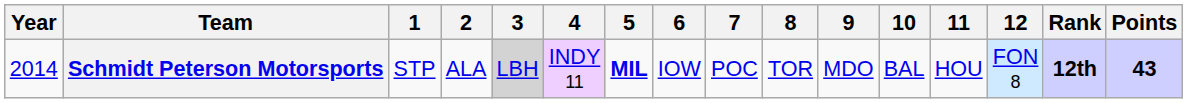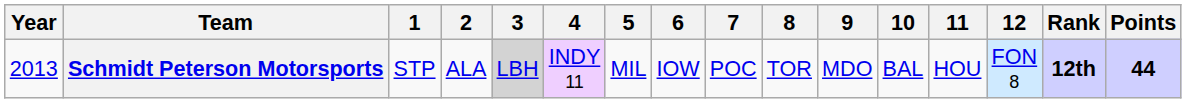(34, 68) 2014 -> (34, 68) 2013
(629, 68) bold -> (628, 68) normal
(1144, 68) 43 -> (1143, 68) 44
